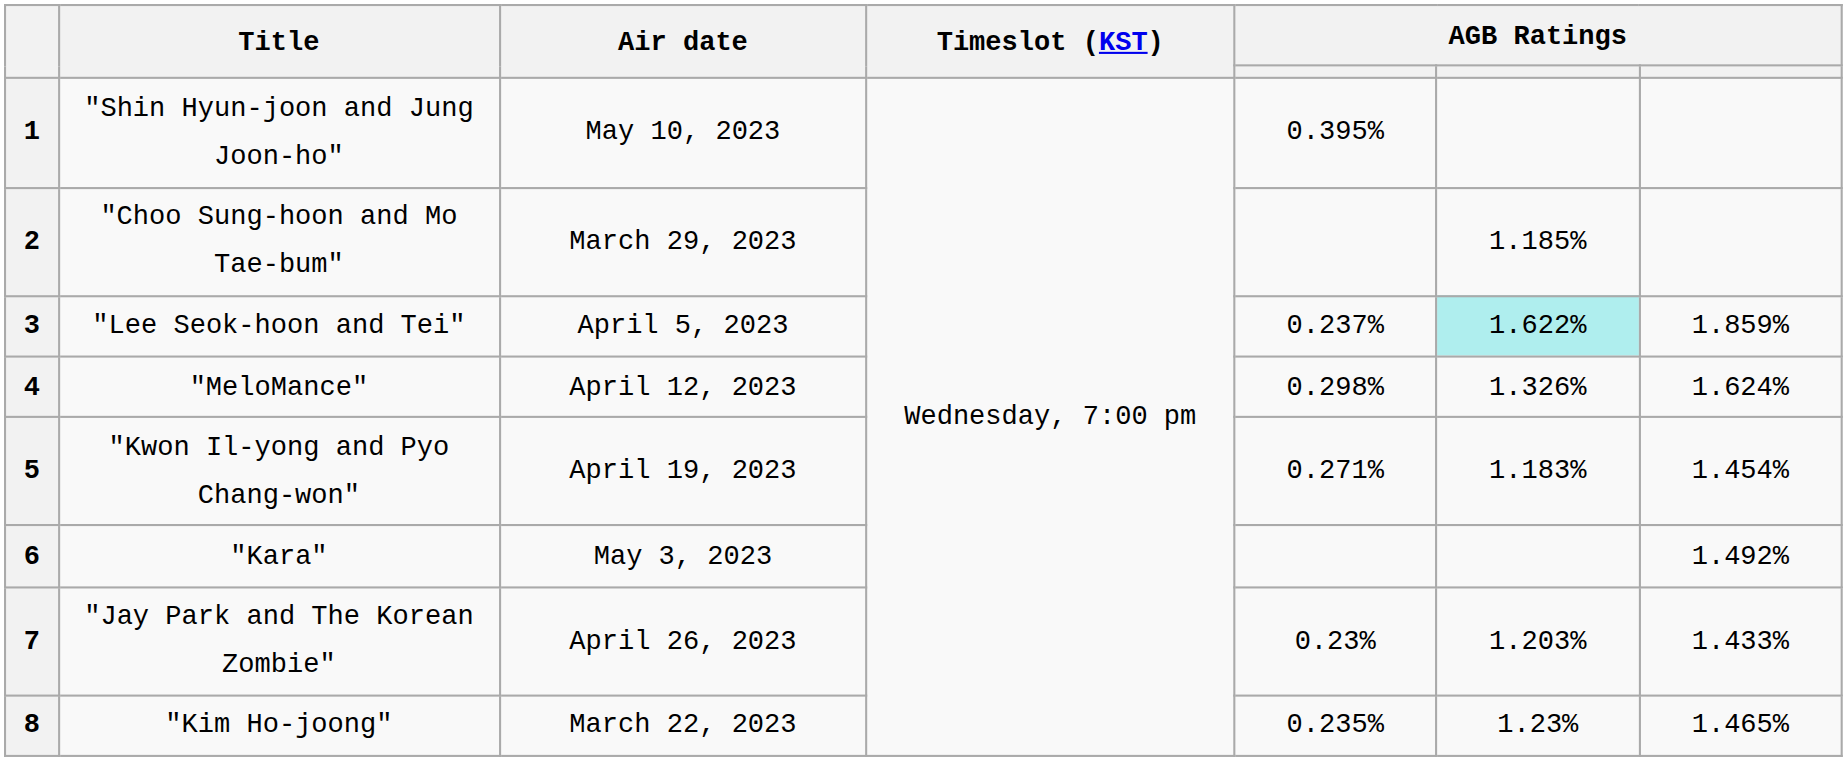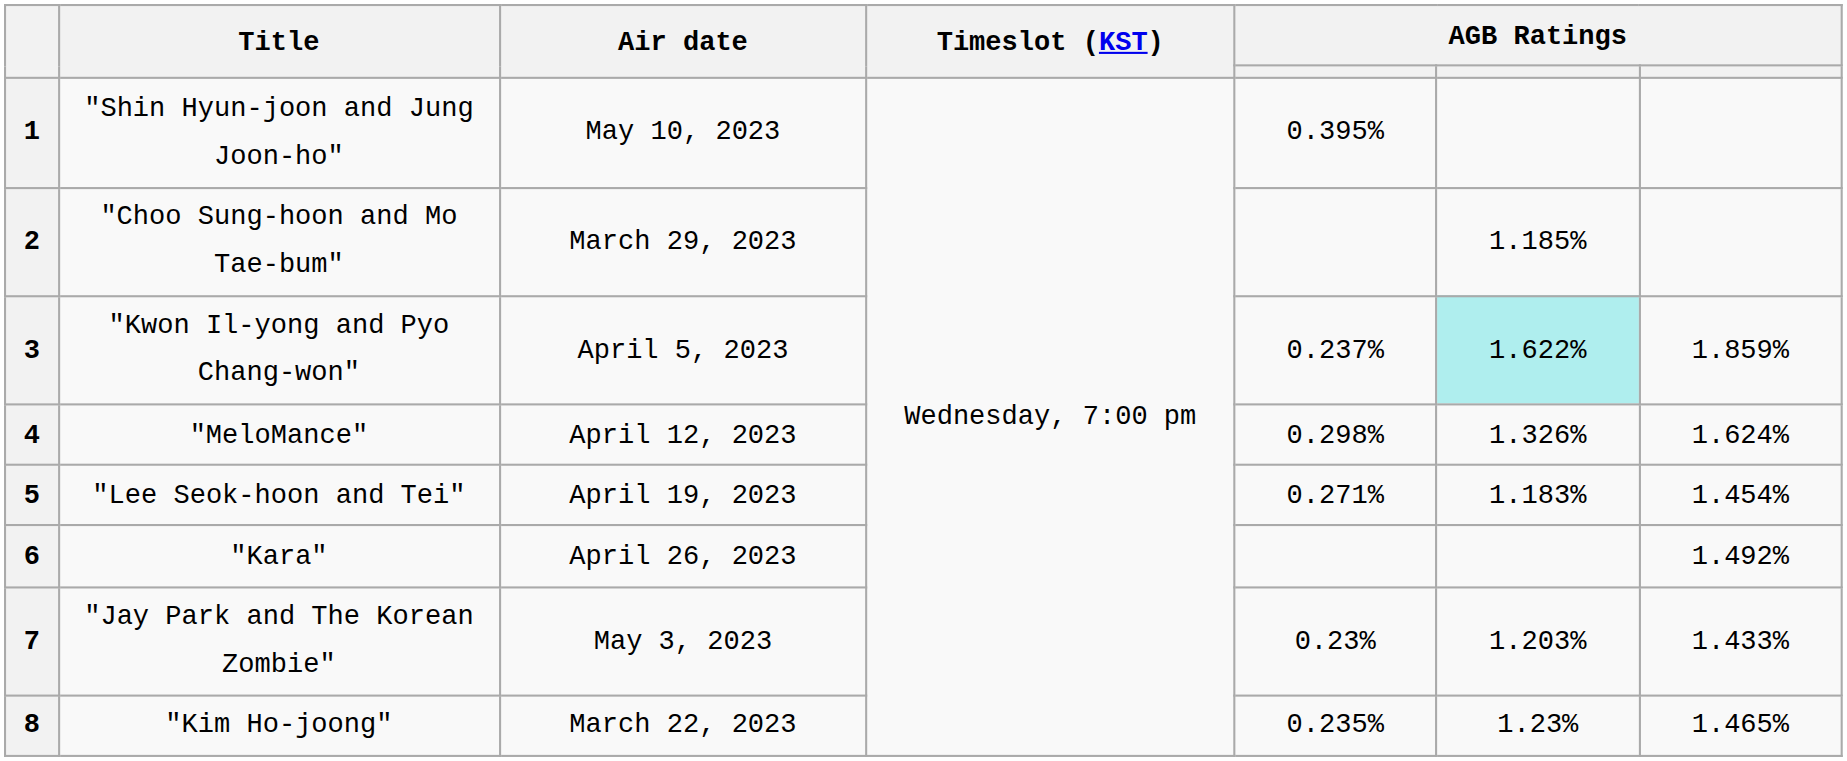(279, 326) "Lee Seok-hoon and Tei" -> (279, 350) "Kwon Il-yong and Pyo Chang-won"
(279, 471) "Kwon Il-yong and Pyo Chang-won" -> (279, 495) "Lee Seok-hoon and Tei"
(683, 556) May 3, 2023 -> (683, 556) April 26, 2023
(683, 641) April 26, 2023 -> (683, 641) May 3, 2023
